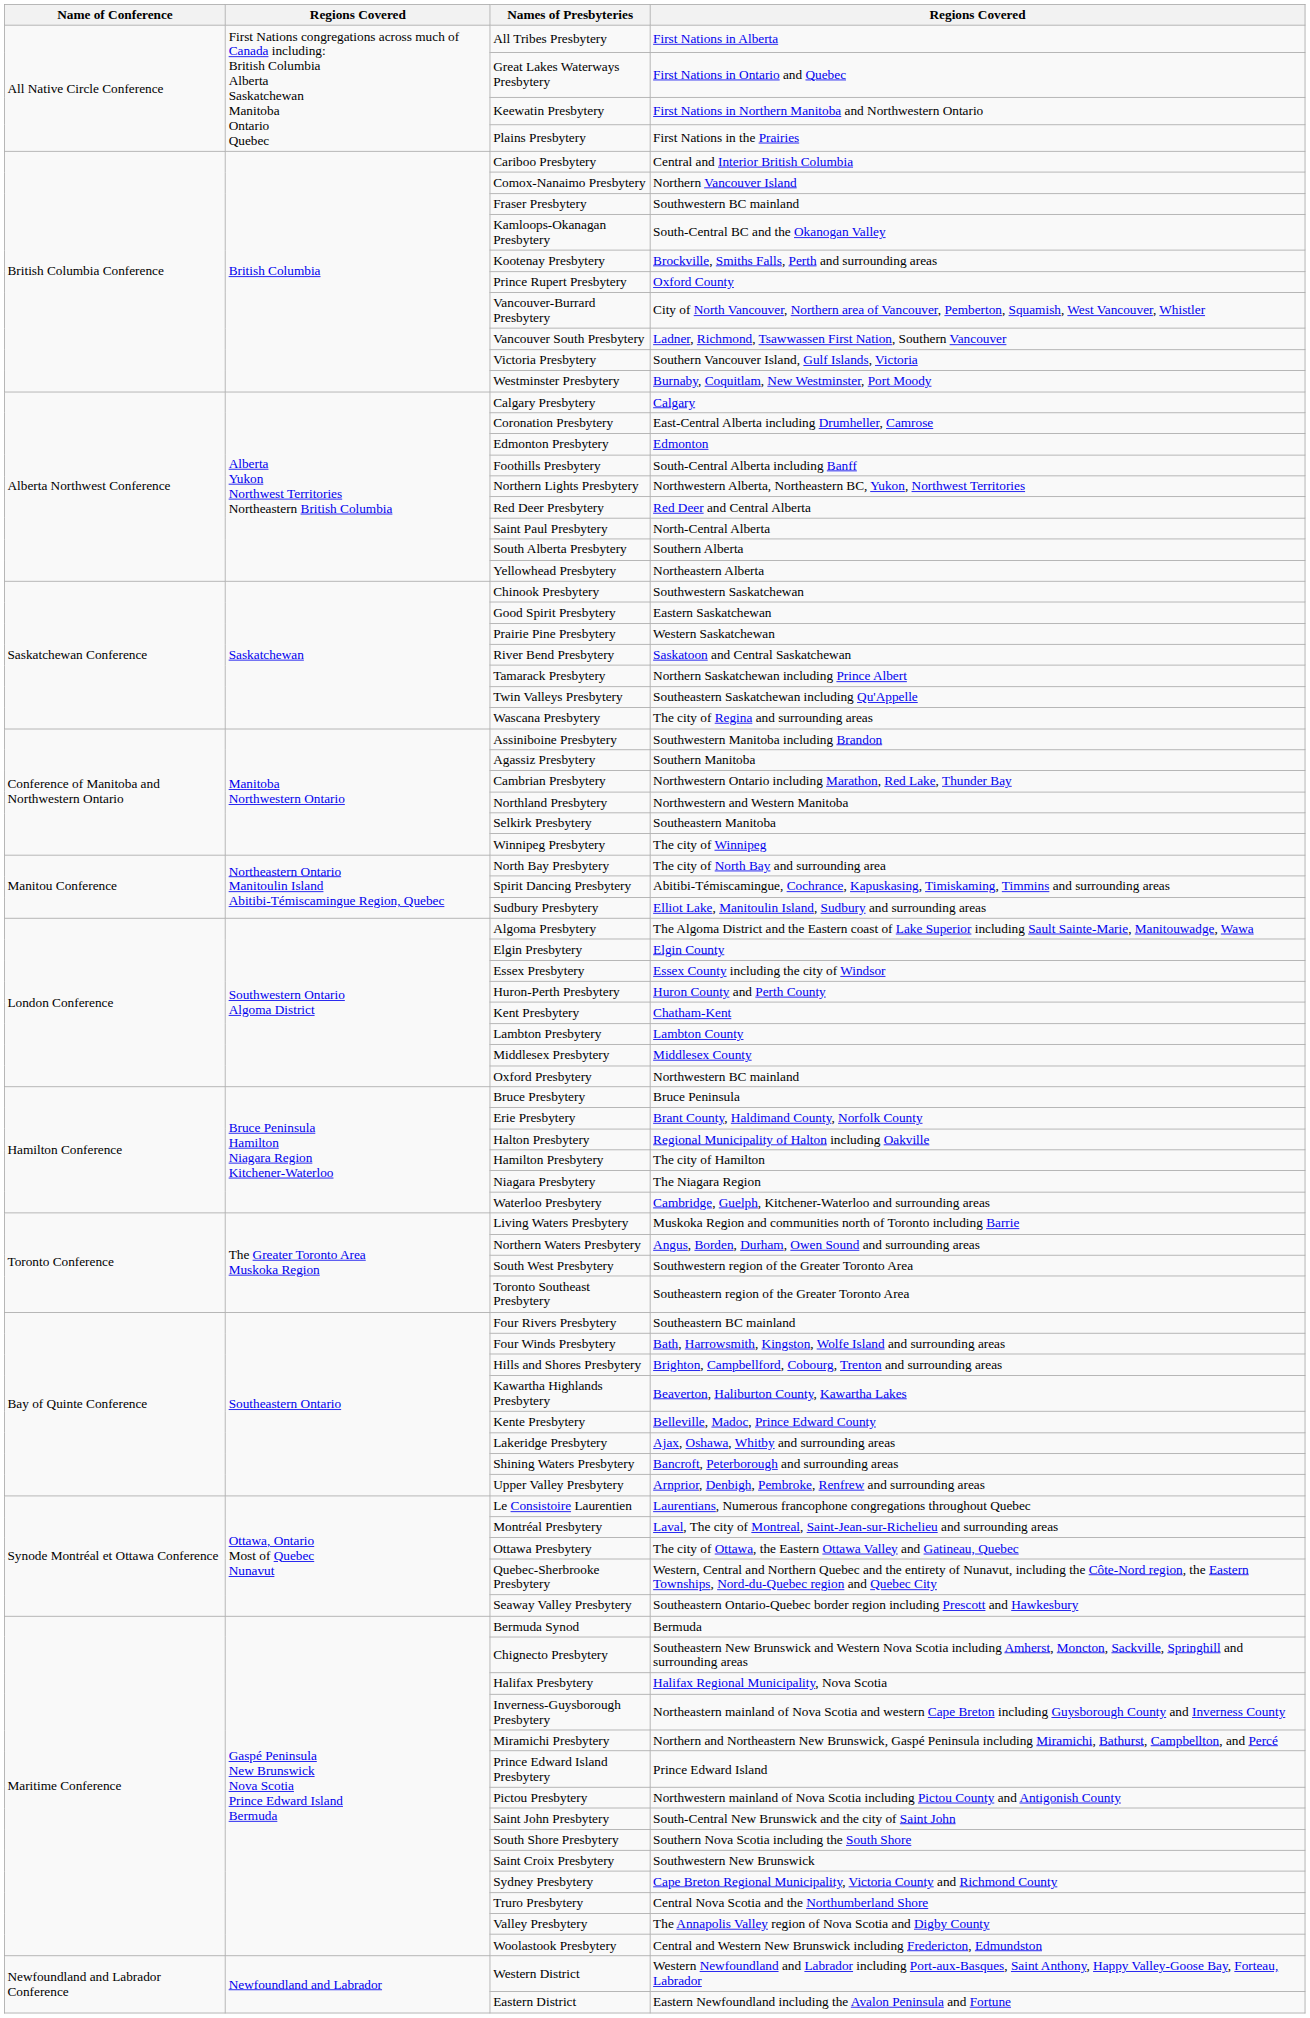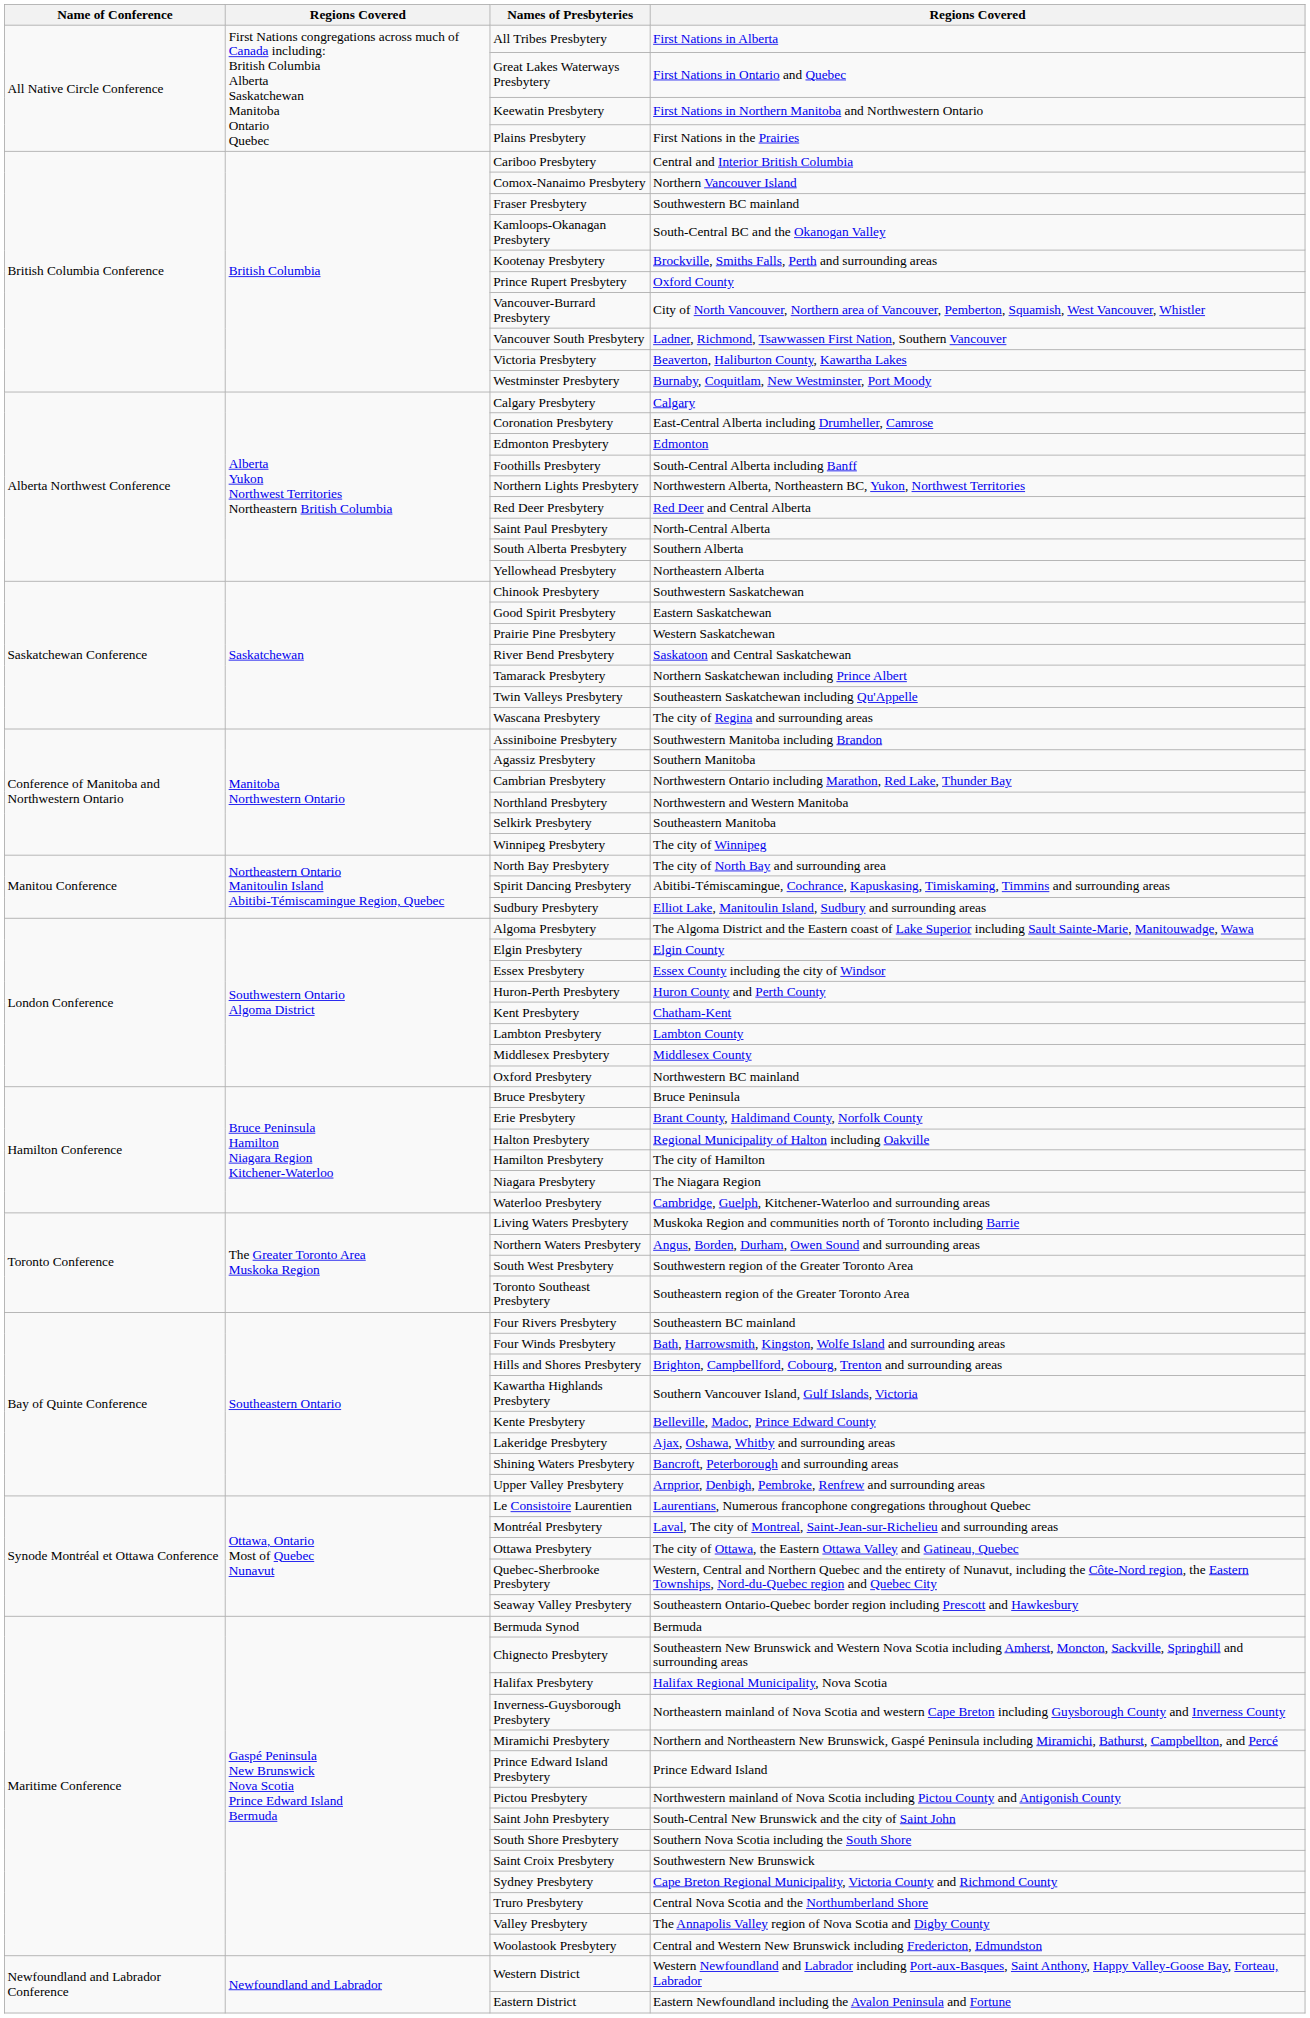(785, 360) Southern Vancouver Island, Gulf Islands, Victoria -> (780, 360) Beaverton, Haliburton County, Kawartha Lakes
(780, 1393) Beaverton, Haliburton County, Kawartha Lakes -> (785, 1393) Southern Vancouver Island, Gulf Islands, Victoria
